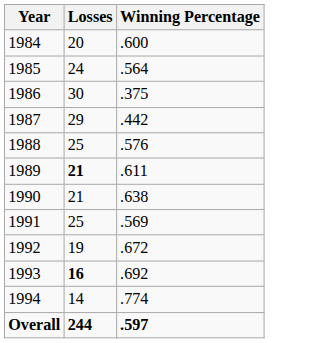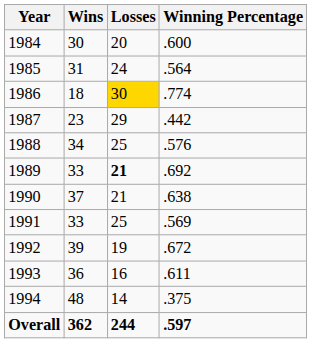+ column: (86, 17)
(76, 94) no background -> (119, 94) gold background
(134, 94) .375 -> (177, 94) .774
(134, 171) .611 -> (177, 171) .692
(76, 273) bold -> (119, 273) normal
(134, 273) .692 -> (177, 273) .611
(134, 299) .774 -> (177, 299) .375
